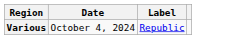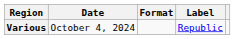+ column: (156, 12)
